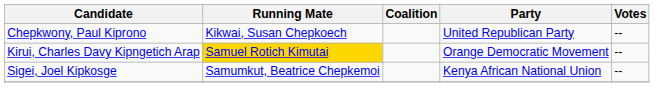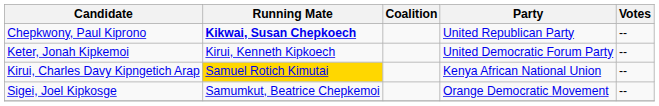(276, 33) normal -> (281, 33) bold
+ row: (68, 52)
(526, 52) Orange Democratic Movement -> (522, 71) Kenya African National Union
(522, 71) Kenya African National Union -> (526, 91) Orange Democratic Movement
